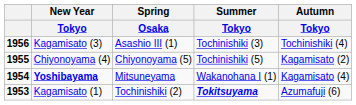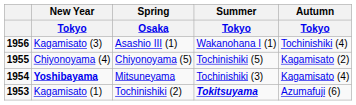(230, 44) Tochinishiki (3) -> (236, 44) Wakanohana I (1)
(236, 76) Wakanohana I (1) -> (230, 76) Tochinishiki (3)
